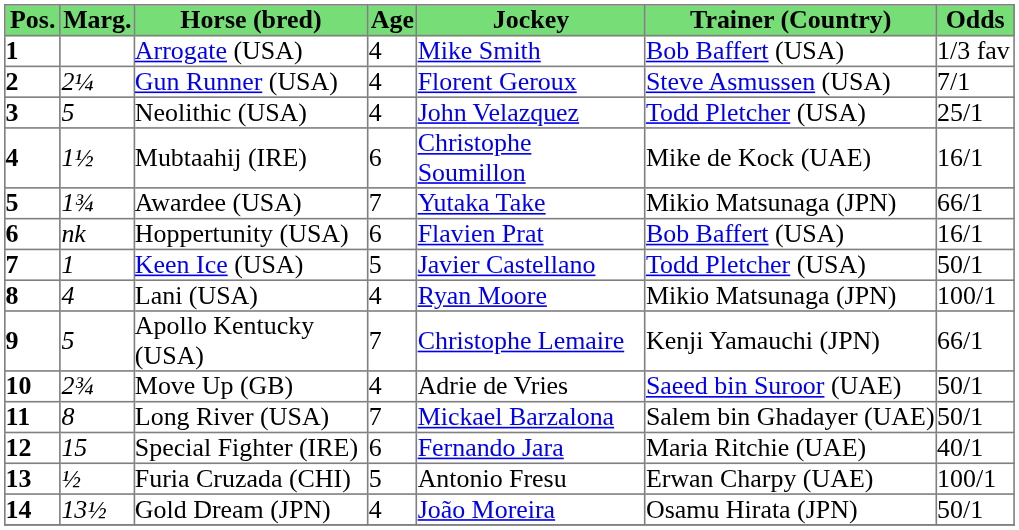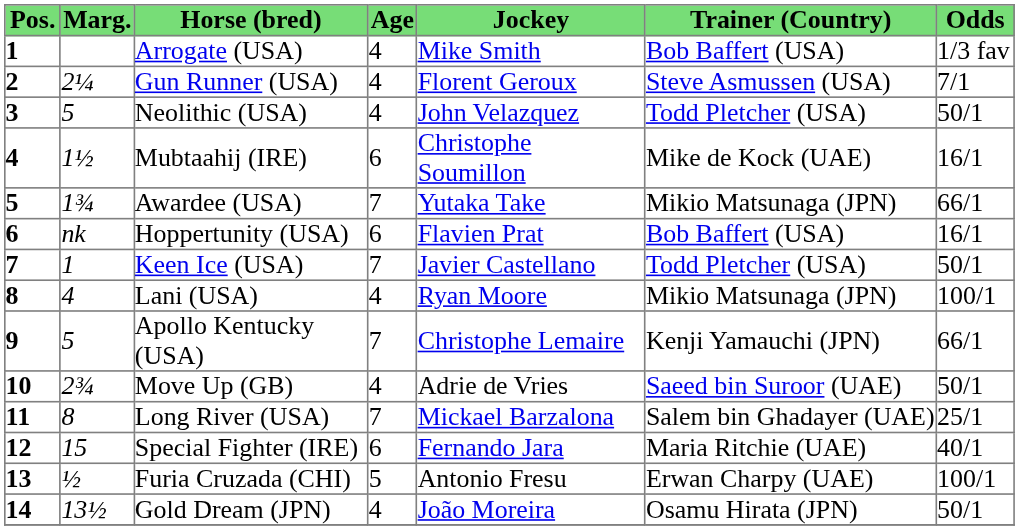(960, 112) 25/1 -> (960, 112) 50/1
(375, 264) 5 -> (375, 264) 7
(960, 416) 50/1 -> (960, 416) 25/1
